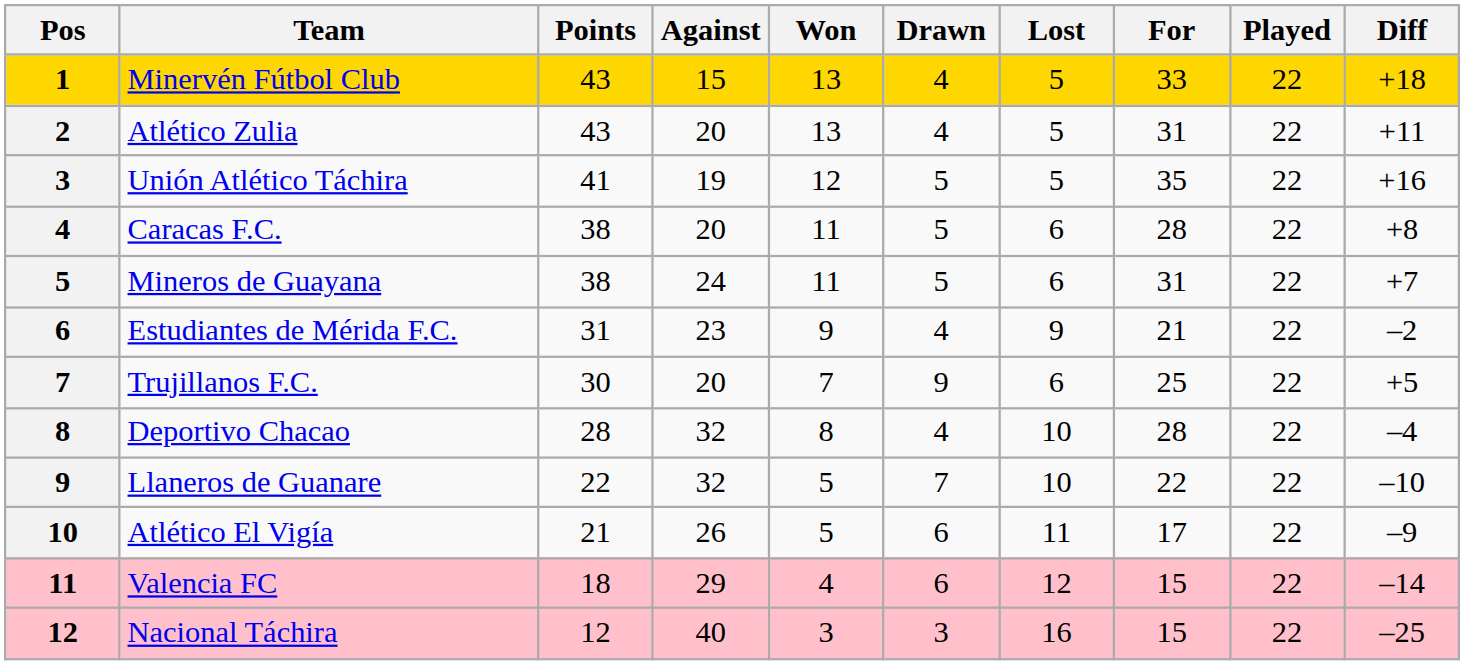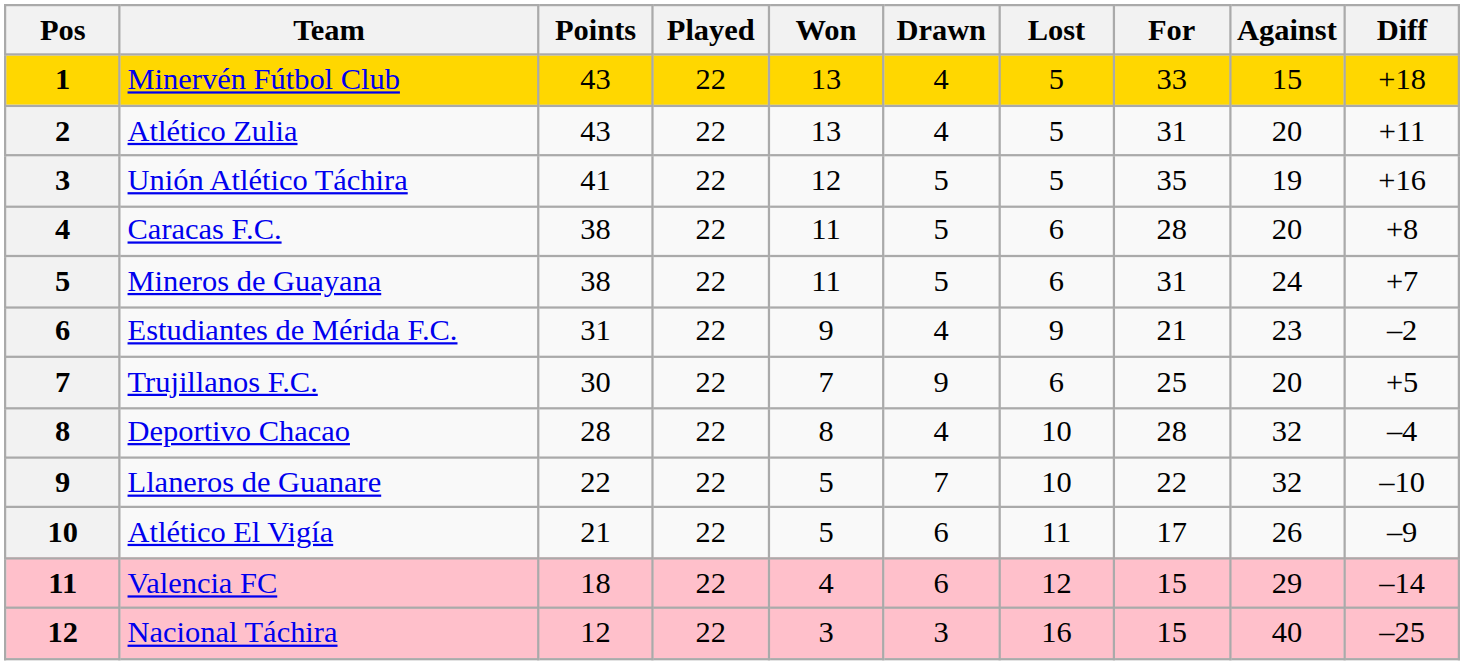columns swapped: (1287, 29) <-> (711, 29)
